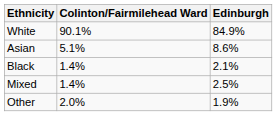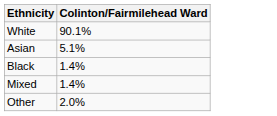- column: (241, 13)
